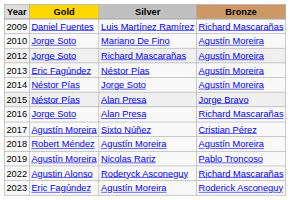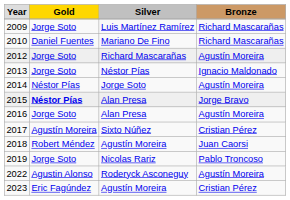(63, 27) Daniel Fuentes -> (54, 27) Jorge Soto
(54, 41) Jorge Soto -> (63, 41) Daniel Fuentes
(231, 41) Agustín Moreira -> (241, 41) Richard Mascarañas
(61, 71) Eric Fagúndez -> (54, 71) Jorge Soto
(231, 71) Agustín Moreira -> (238, 71) Ignacio Maldonado
(56, 100) normal -> (57, 100) bold
(241, 115) Richard Mascarañas -> (231, 115) Agustín Moreira
(231, 144) Agustín Moreira -> (223, 144) Juan Caorsi
(64, 159) Agustín Moreira -> (54, 159) Jorge Soto
(241, 173) Richard Mascarañas -> (231, 173) Agustín Moreira
(241, 188) Roderick Asconeguy -> (228, 188) Cristian Pérez
